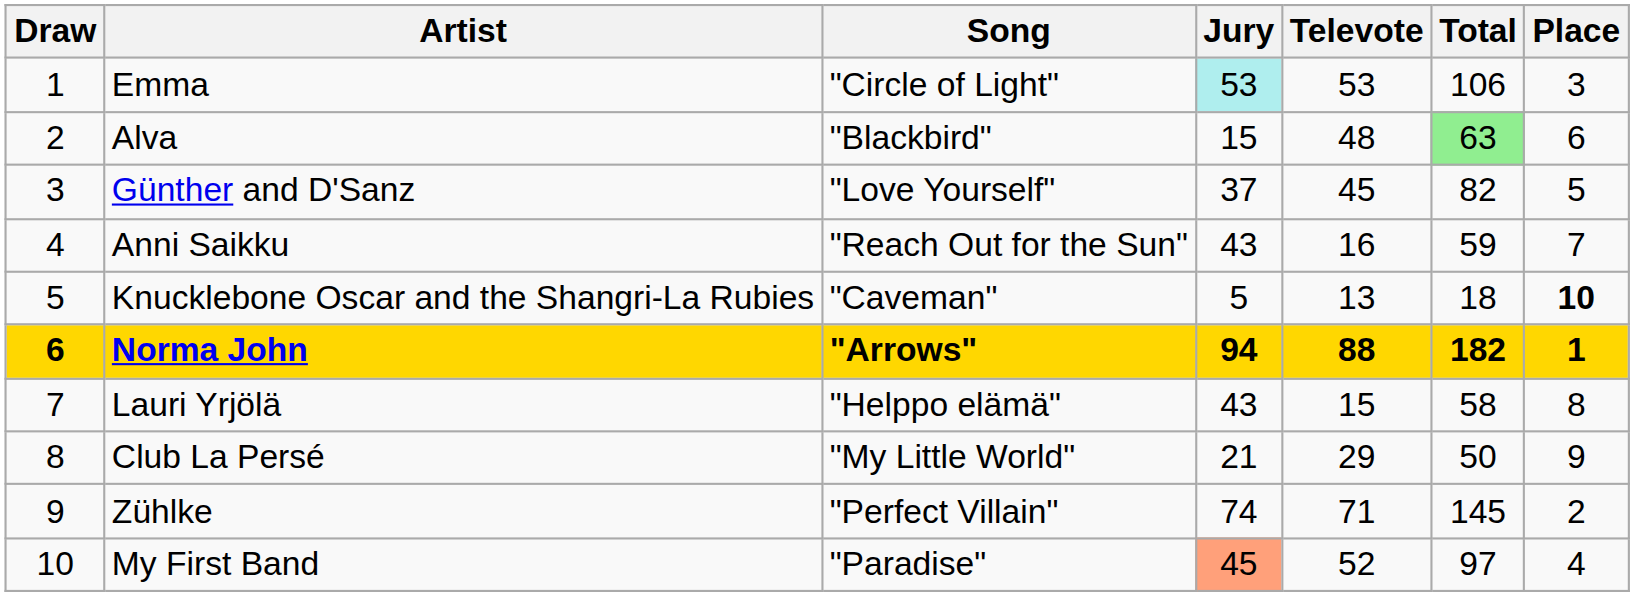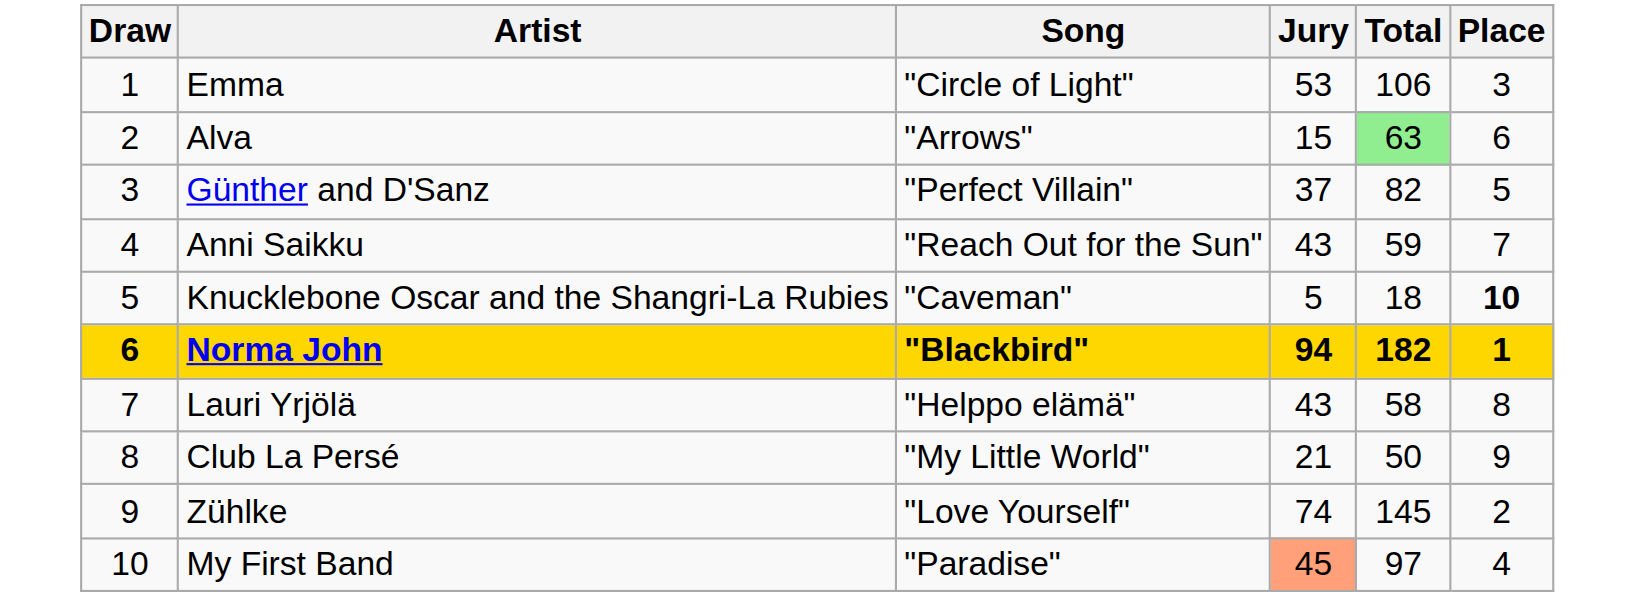- column: (1357, 31)
(1239, 84) paleturquoise background -> (1313, 84) no background
(911, 137) "Blackbird" -> (969, 137) "Arrows"
(942, 191) "Love Yourself" -> (1019, 191) "Perfect Villain"
(903, 350) "Arrows" -> (997, 350) "Blackbird"
(944, 510) "Perfect Villain" -> (1017, 510) "Love Yourself"
